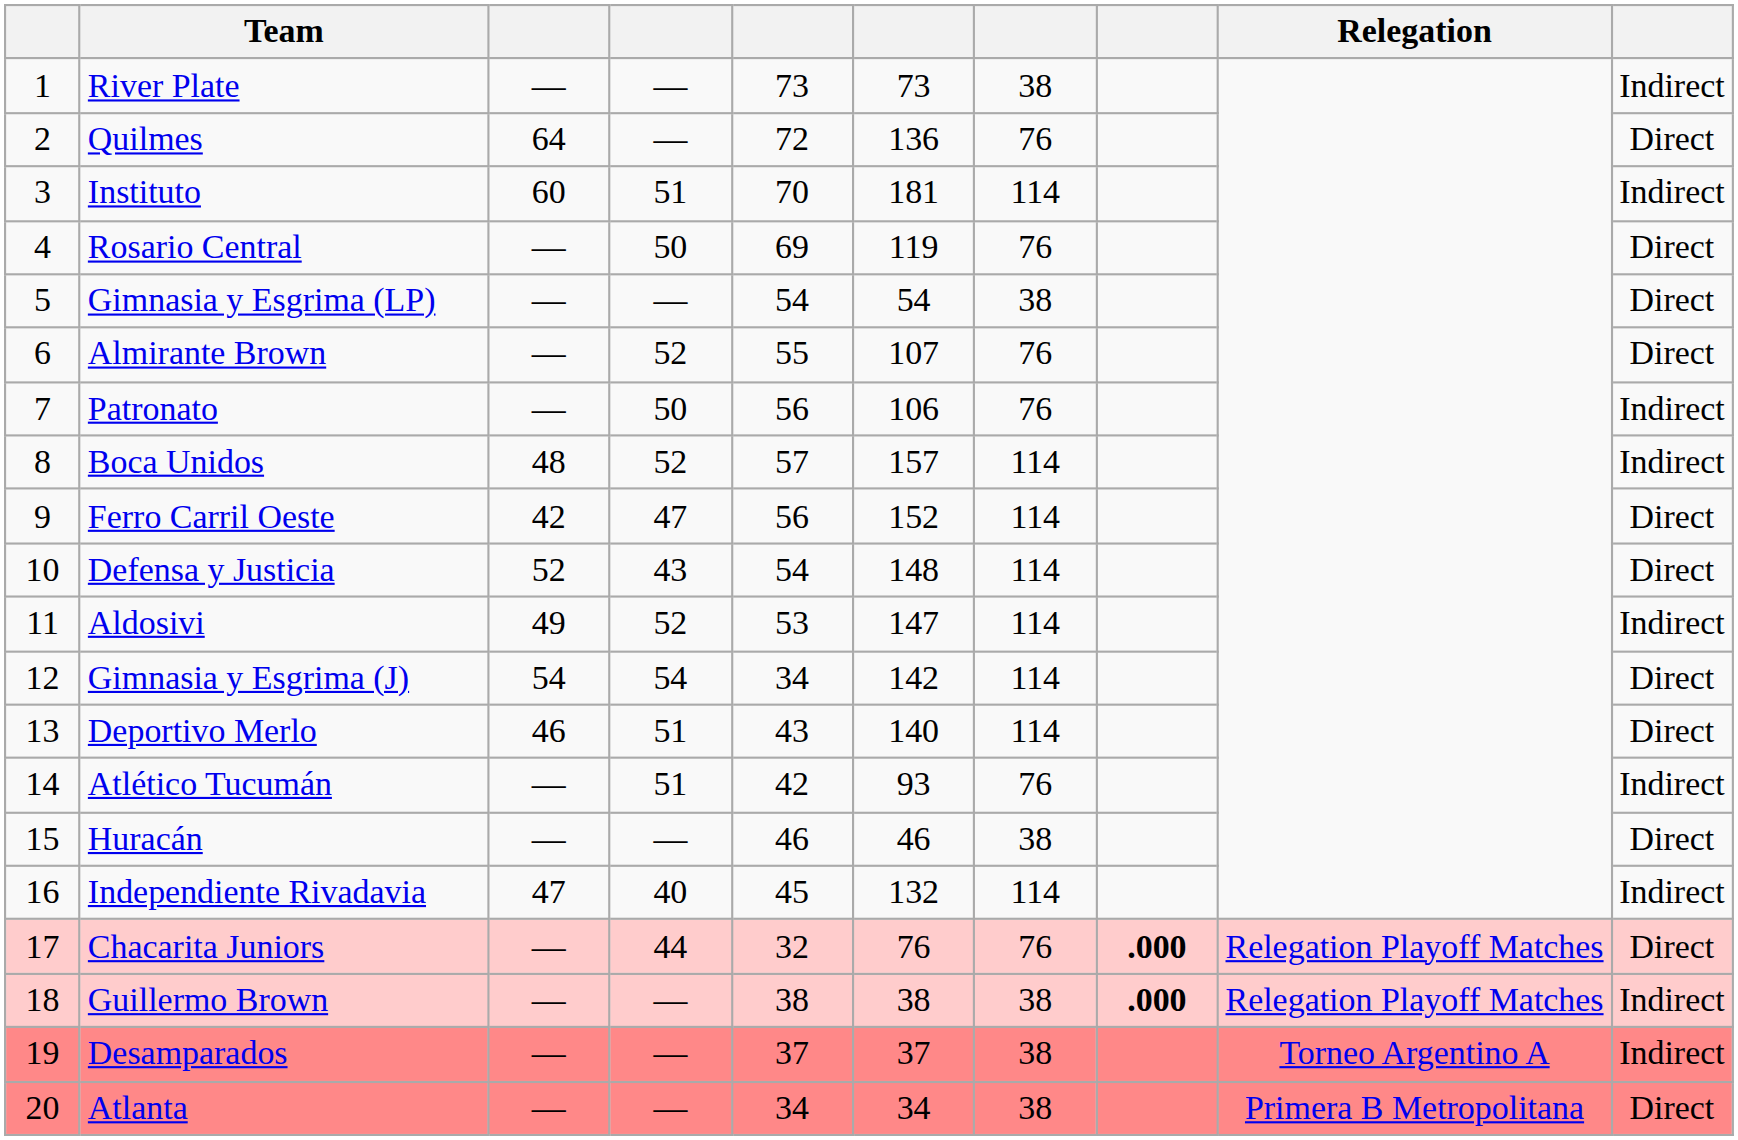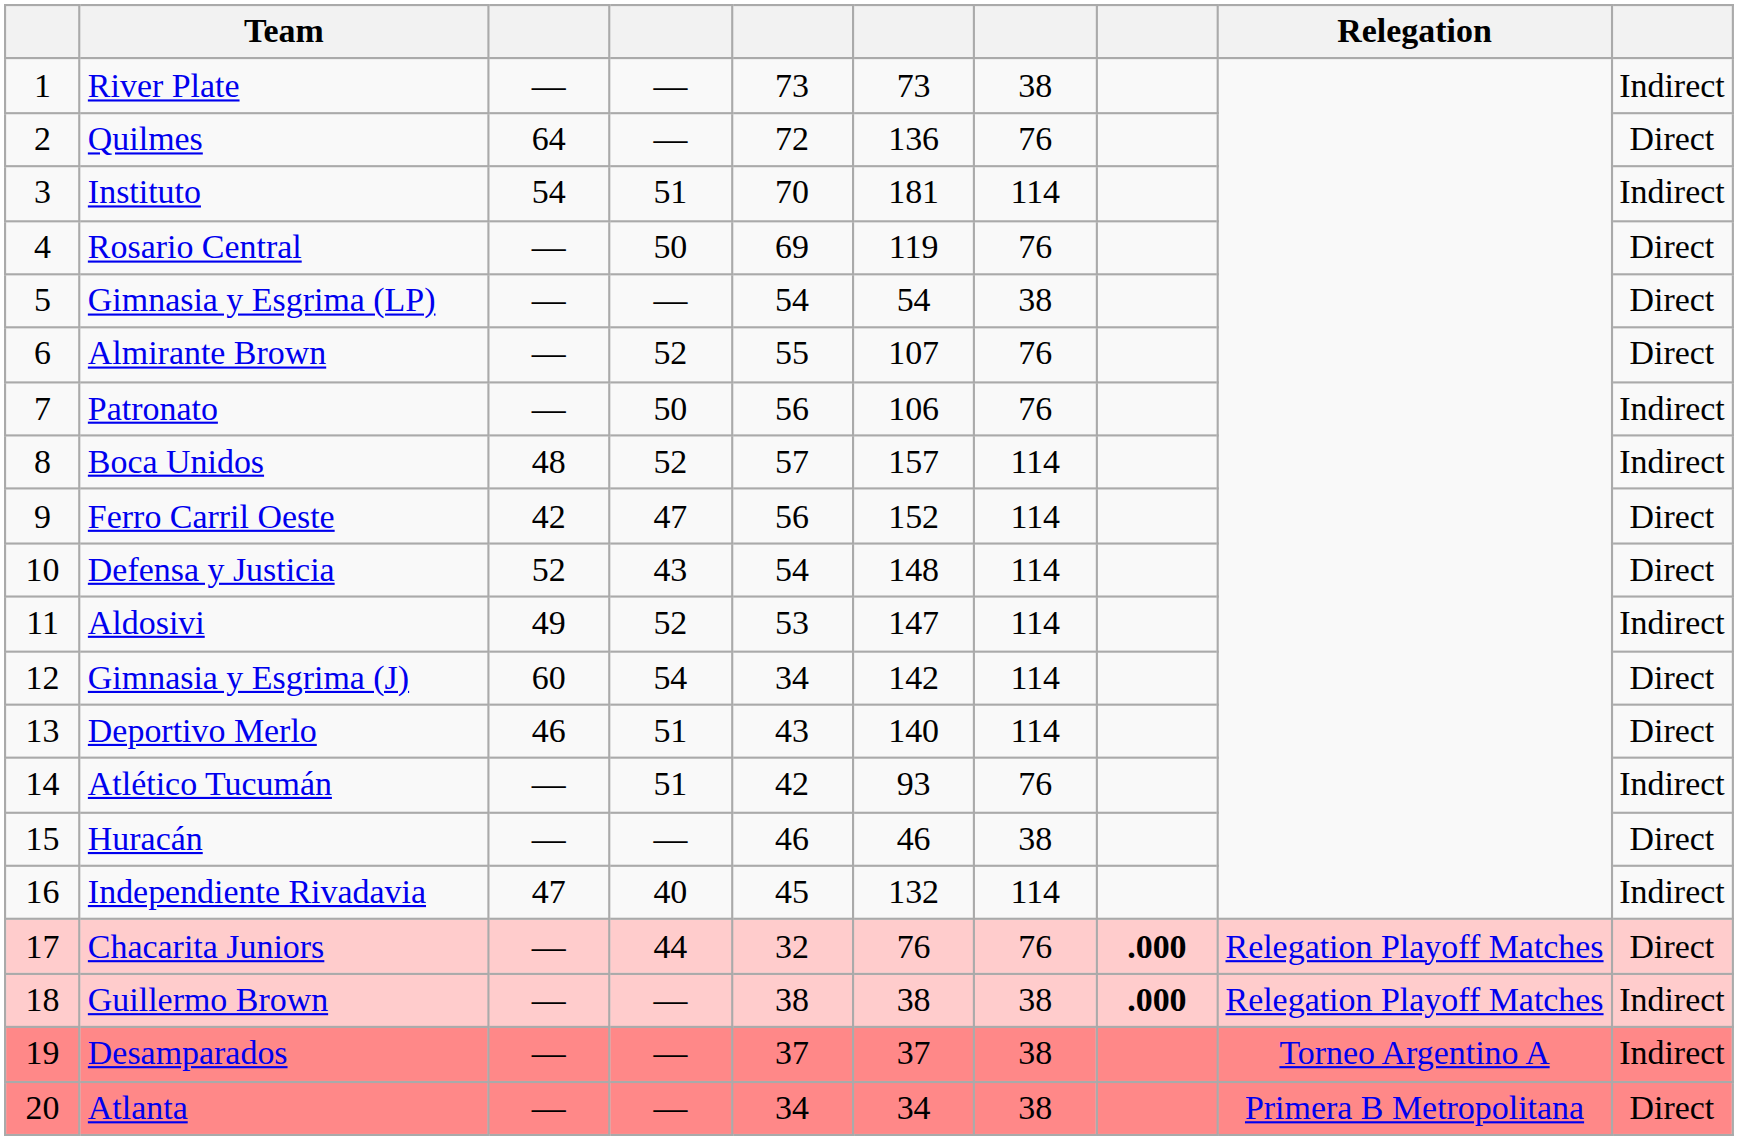(549, 192) 60 -> (549, 192) 54
(549, 676) 54 -> (549, 676) 60
